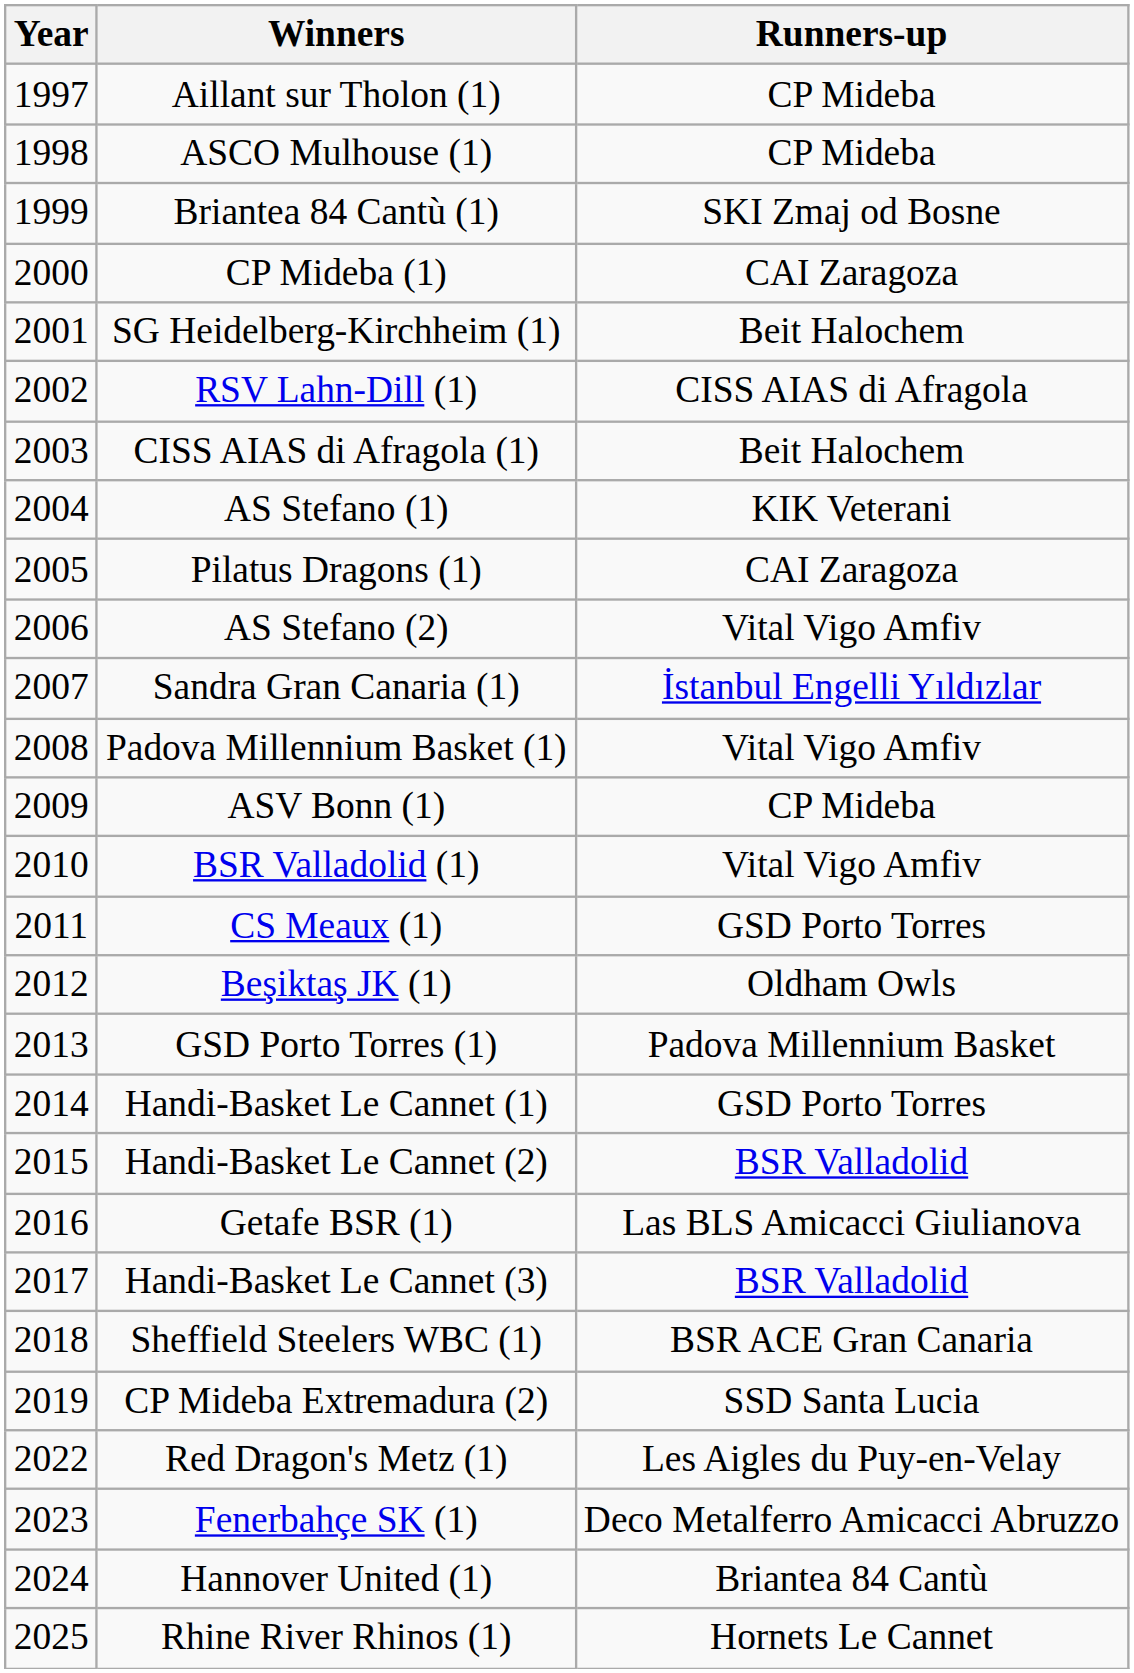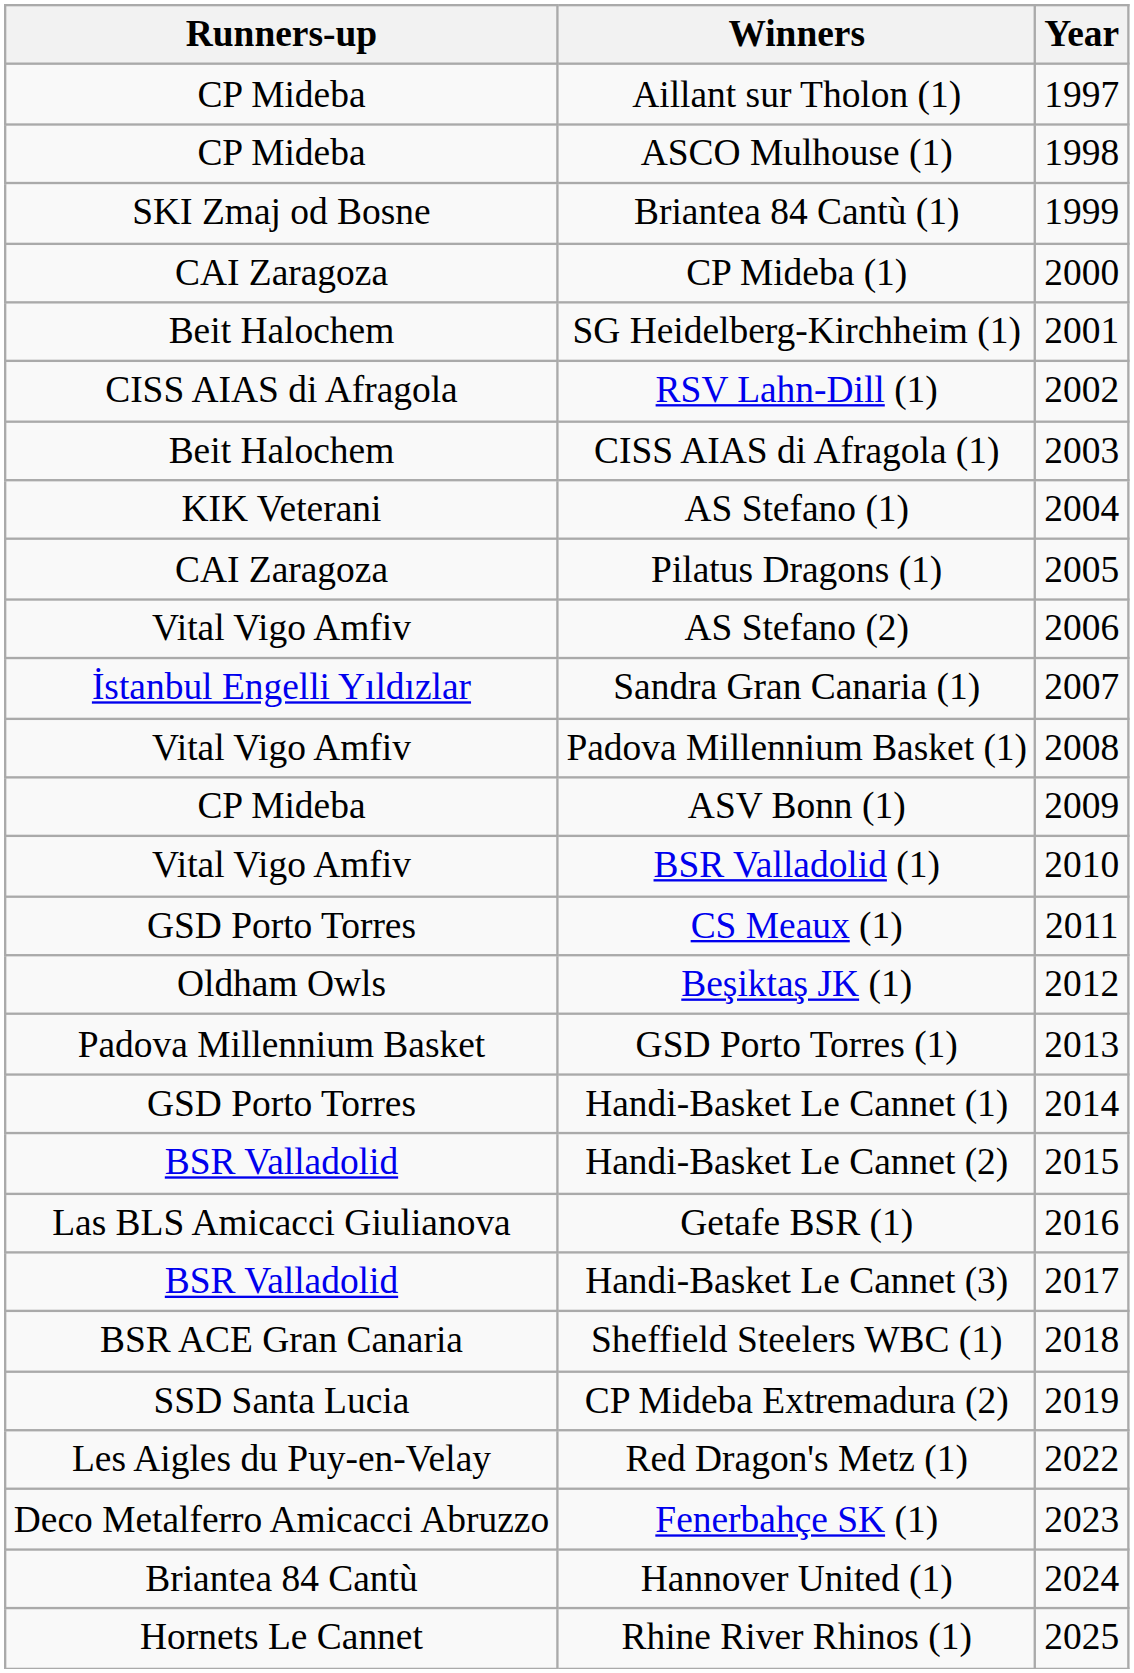columns swapped: (51, 34) <-> (852, 34)
